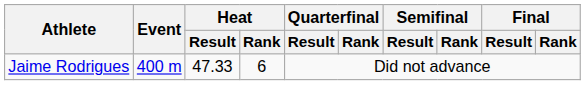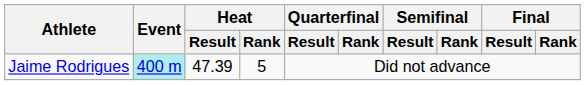(159, 67) no background -> (159, 67) paleturquoise background
(212, 67) 47.33 -> (212, 67) 47.39
(262, 67) 6 -> (262, 67) 5
